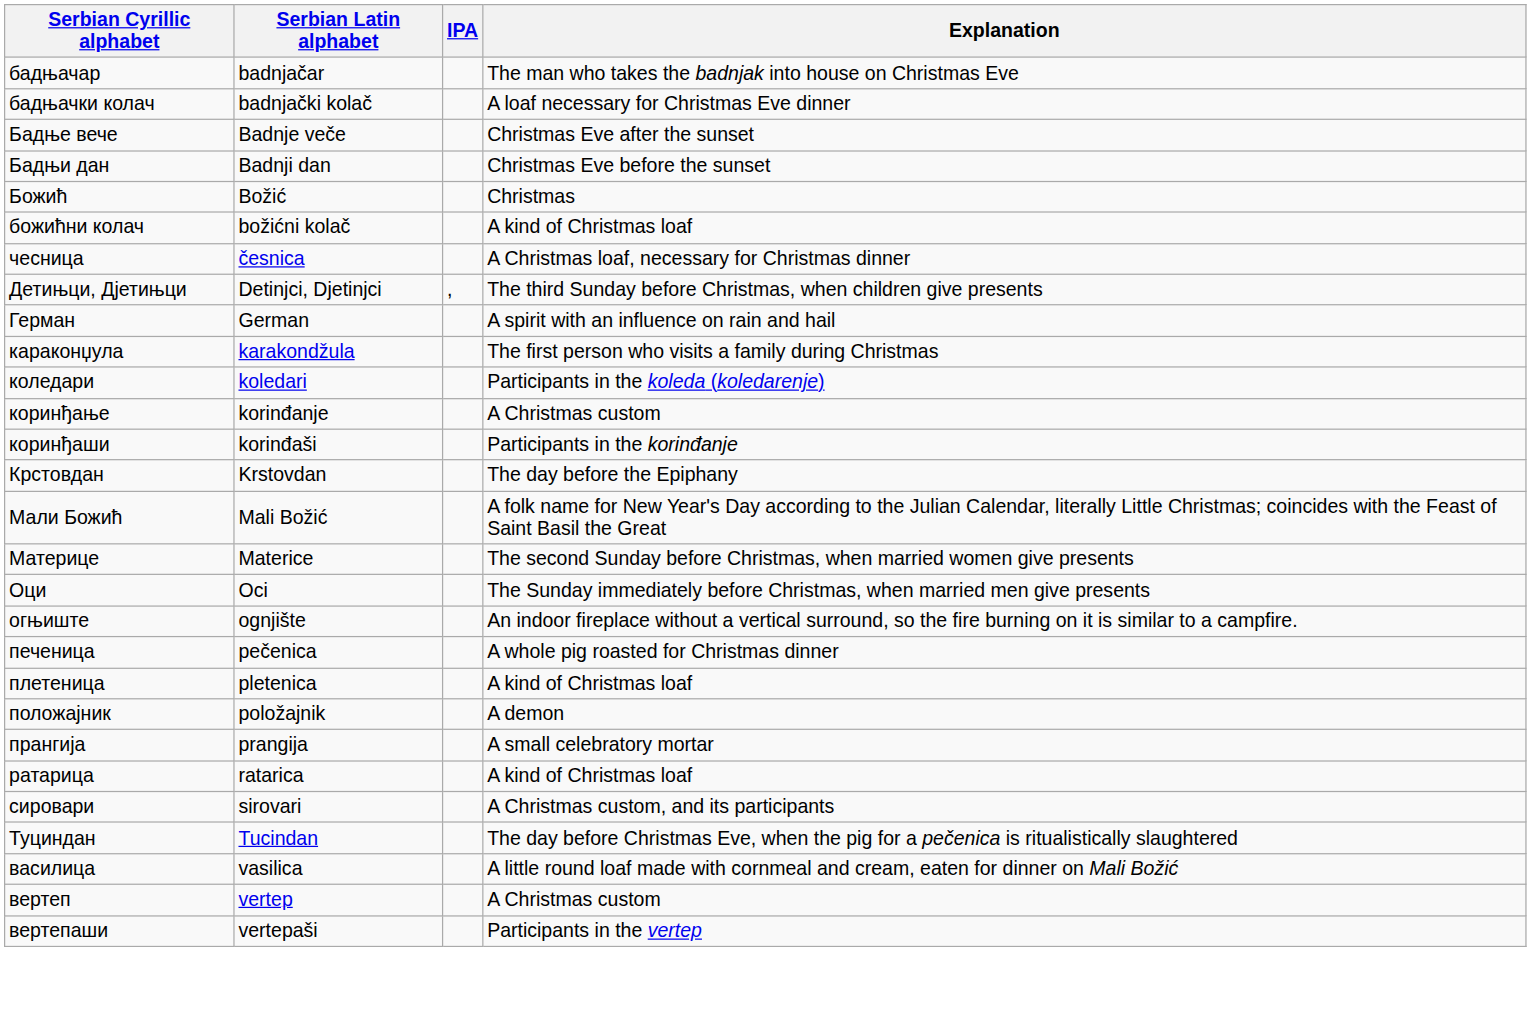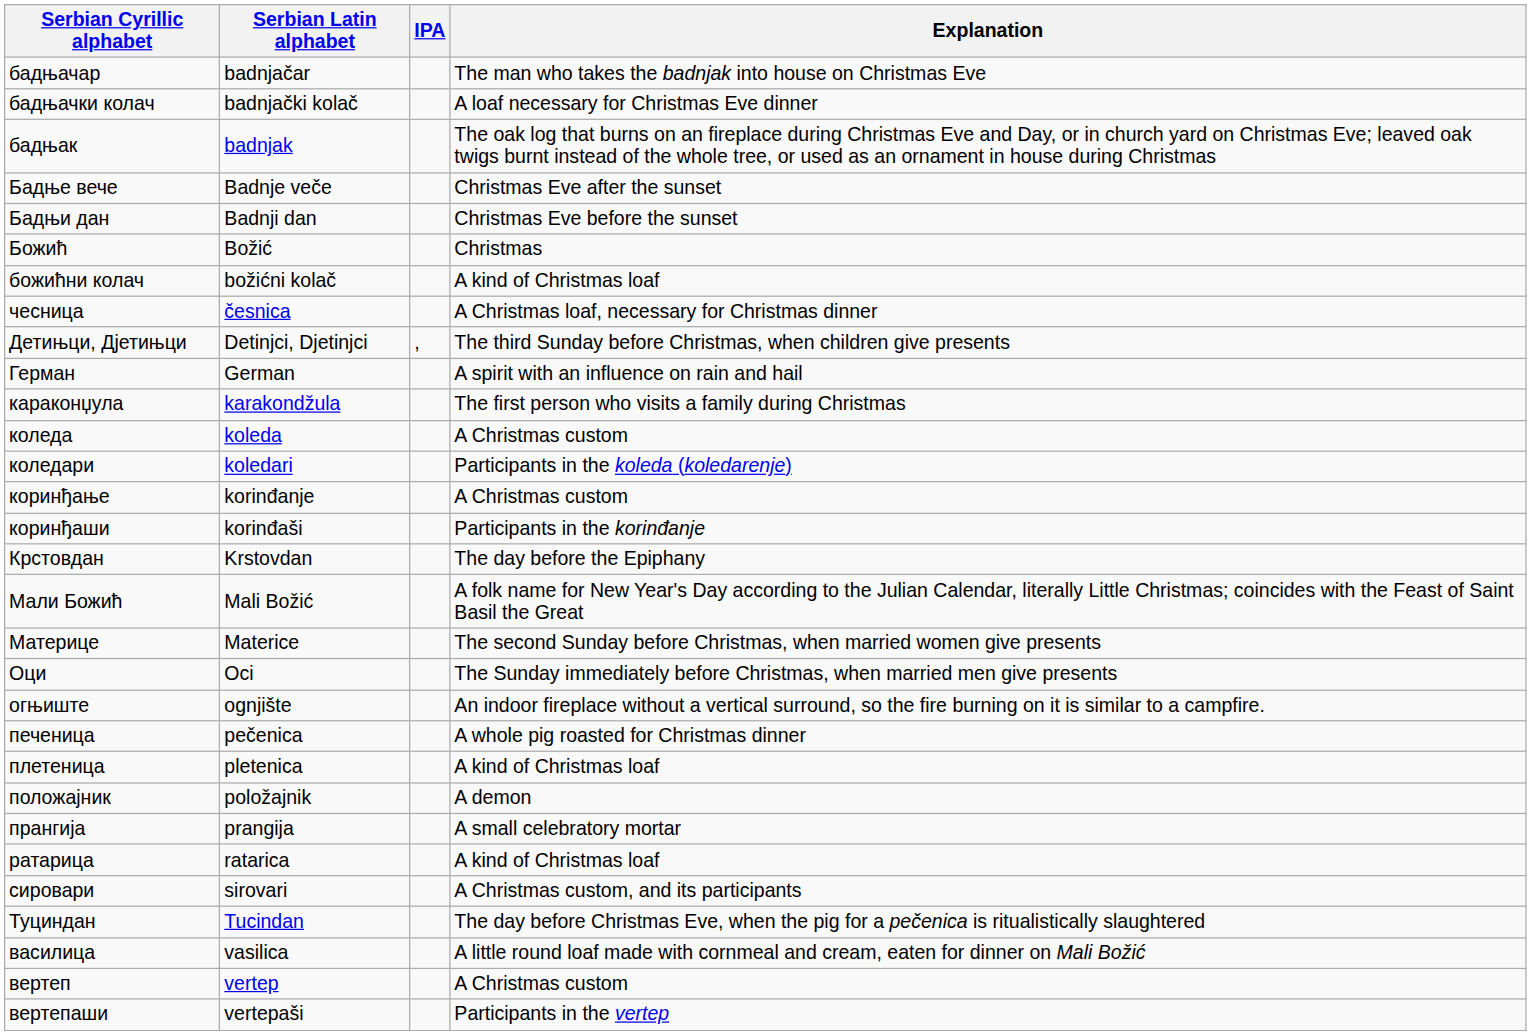+ row: (43, 145)
+ row: (41, 435)
